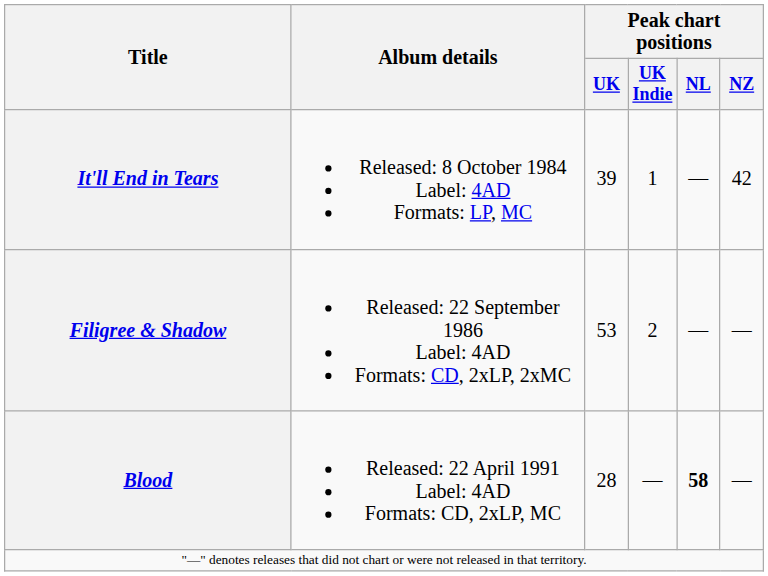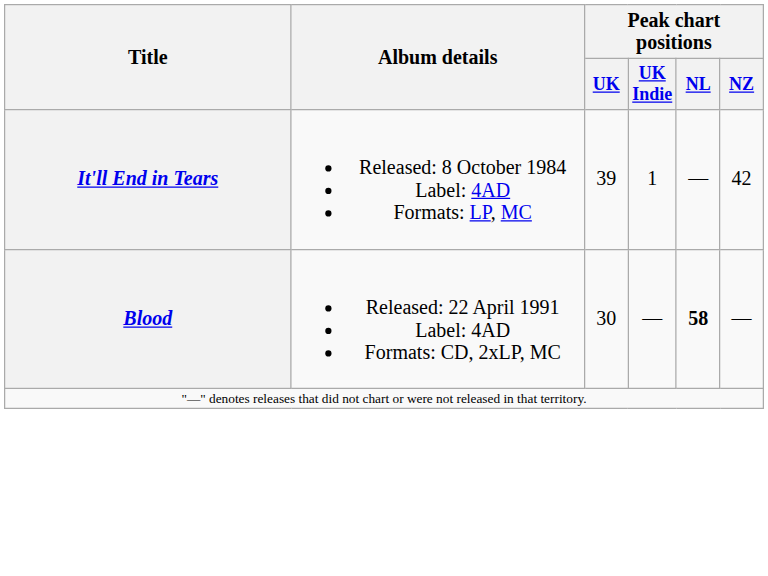- row: (148, 329)
(606, 480) 28 -> (606, 318) 30
